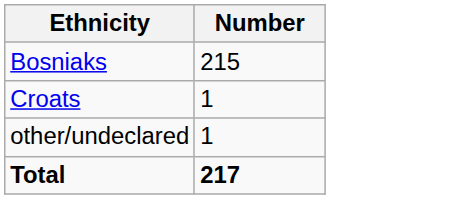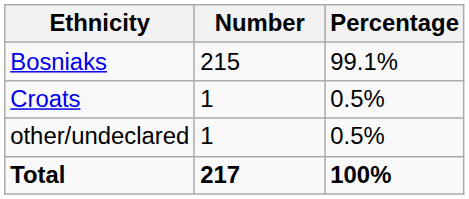+ column: (395, 23)
